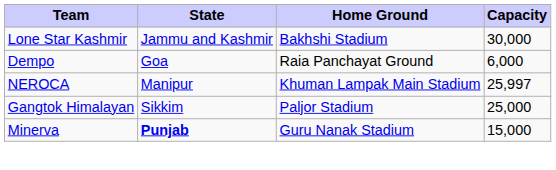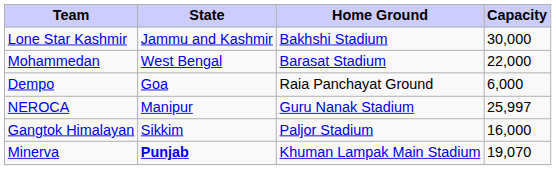+ row: (54, 61)
(380, 84) Khuman Lampak Main Stadium -> (347, 107) Guru Nanak Stadium
(509, 107) 25,000 -> (509, 130) 16,000
(347, 130) Guru Nanak Stadium -> (380, 152) Khuman Lampak Main Stadium
(509, 130) 15,000 -> (509, 152) 19,070
